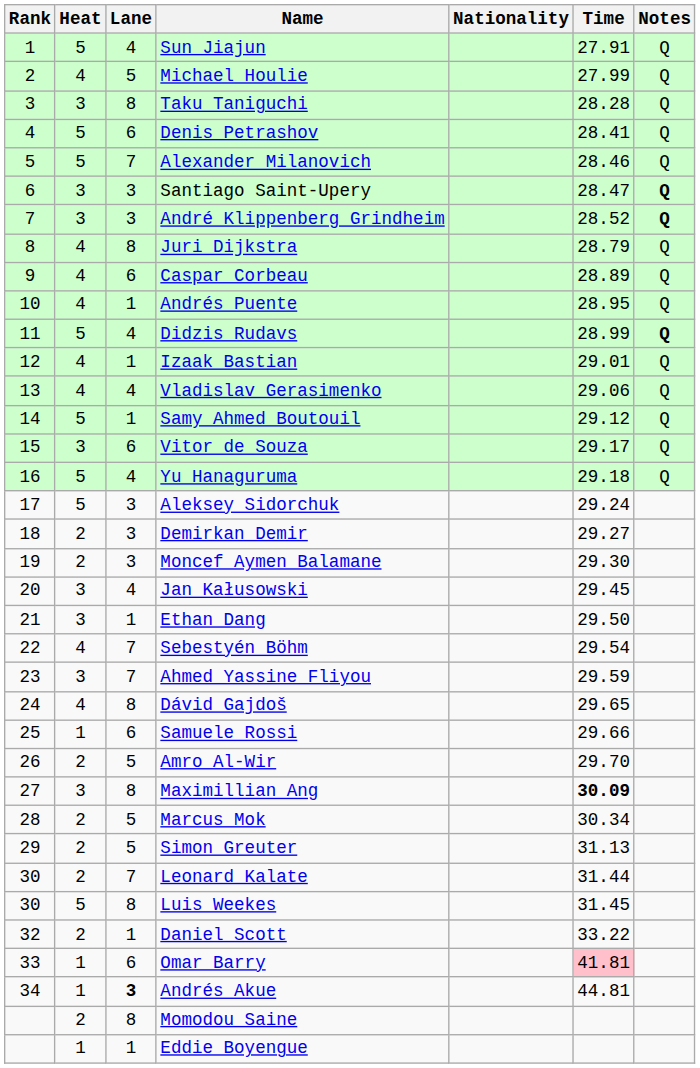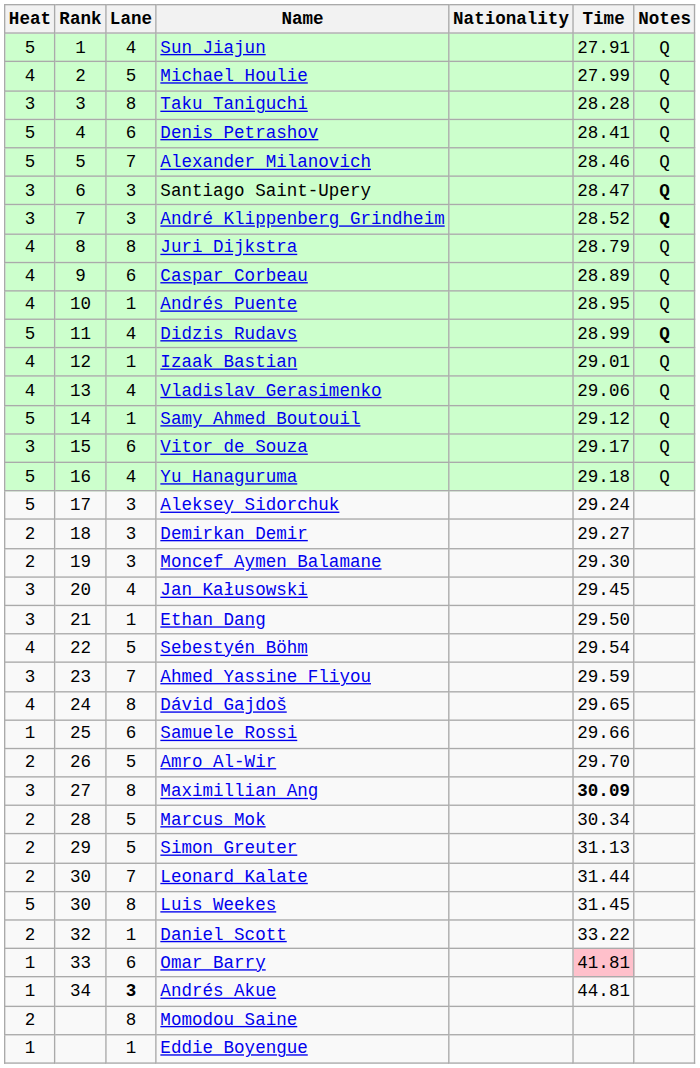columns swapped: (30, 19) <-> (80, 19)
(131, 648) 7 -> (131, 648) 5
